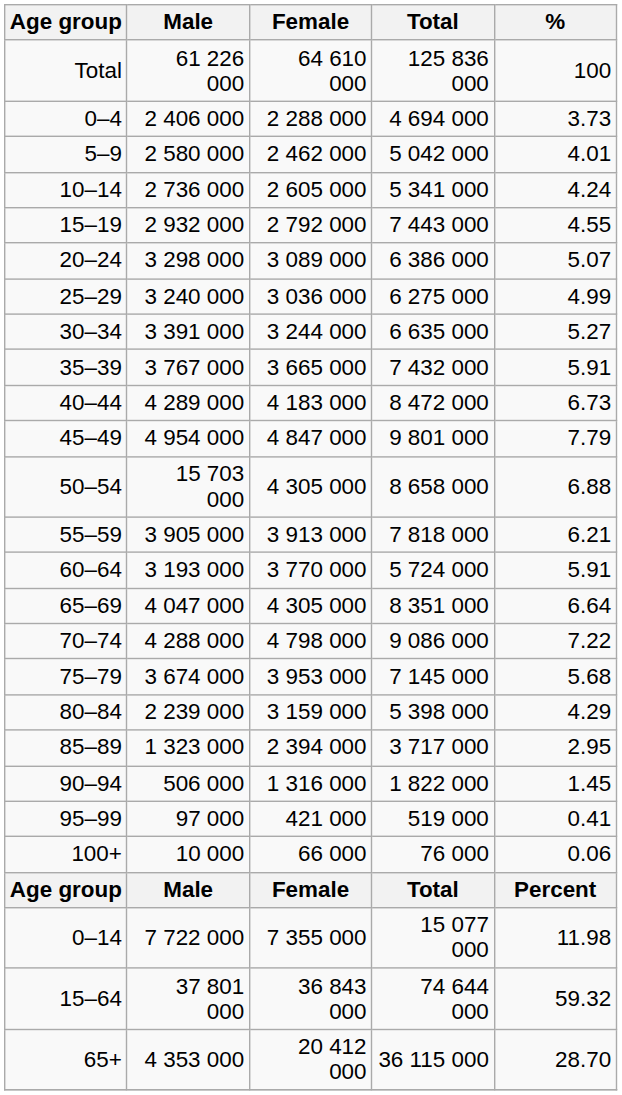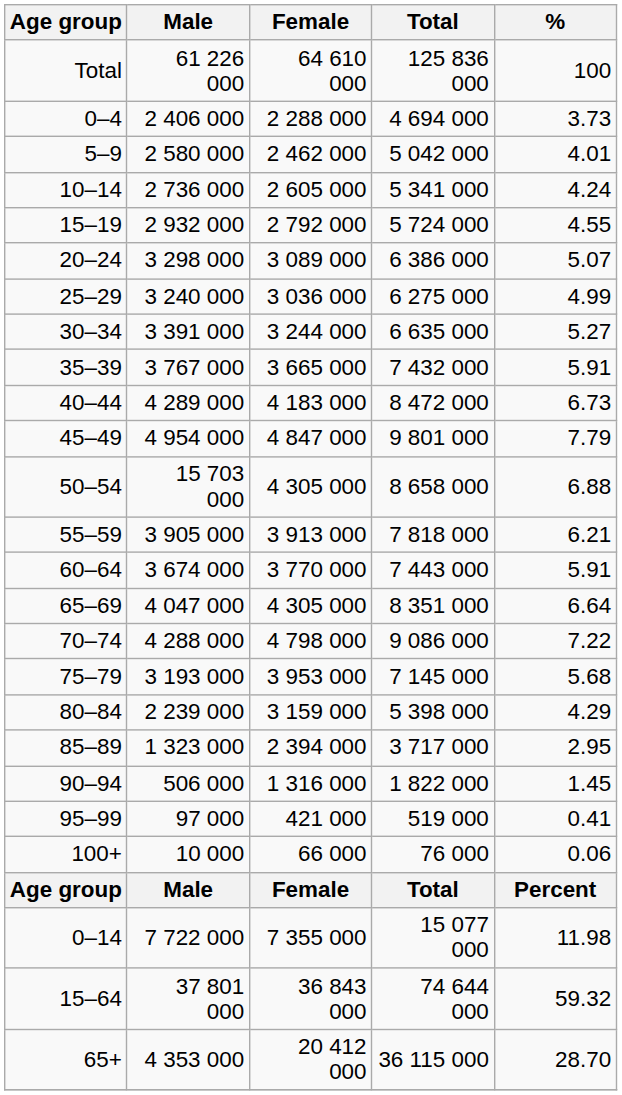(439, 225) 7 443 000 -> (439, 225) 5 724 000
(194, 570) 3 193 000 -> (194, 570) 3 674 000
(439, 570) 5 724 000 -> (439, 570) 7 443 000
(194, 676) 3 674 000 -> (194, 676) 3 193 000
